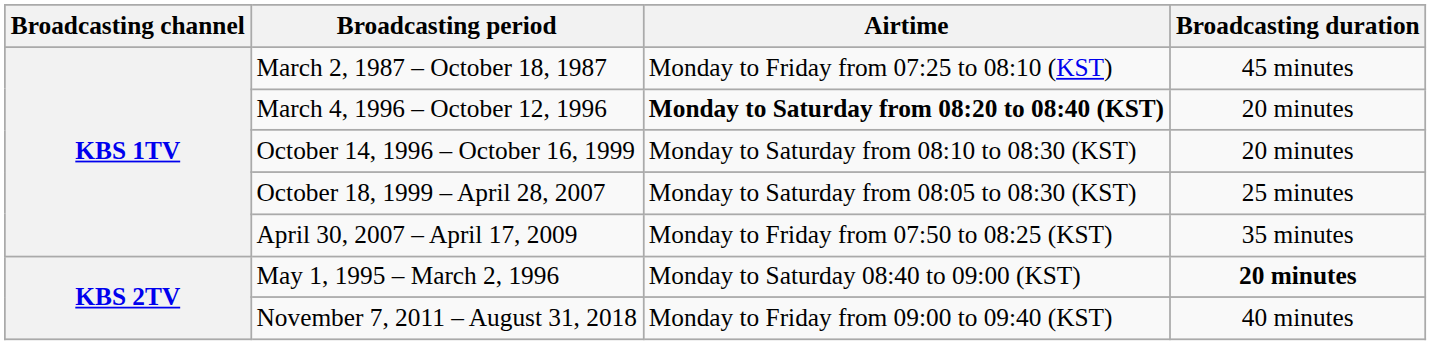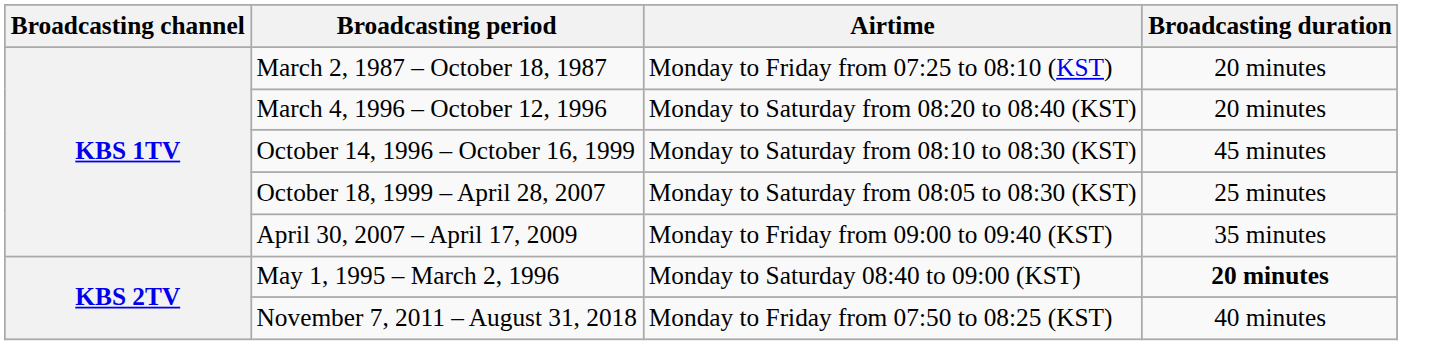(1298, 67) 45 minutes -> (1270, 67) 20 minutes
(906, 109) bold -> (893, 109) normal
(1298, 151) 20 minutes -> (1270, 151) 45 minutes
(881, 234) Monday to Friday from 07:50 to 08:25 (KST) -> (881, 234) Monday to Friday from 09:00 to 09:40 (KST)
(881, 318) Monday to Friday from 09:00 to 09:40 (KST) -> (881, 318) Monday to Friday from 07:50 to 08:25 (KST)
